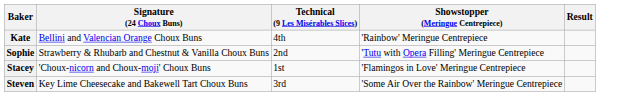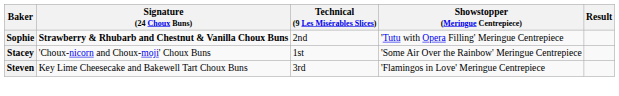- row: (20, 38)
(154, 53) normal -> (164, 38) bold
(443, 68) 'Flamingos in Love' Meringue Centrepiece -> (481, 53) 'Some Air Over the Rainbow' Meringue Centrepiece
(462, 83) 'Some Air Over the Rainbow' Meringue Centrepiece -> (463, 68) 'Flamingos in Love' Meringue Centrepiece
